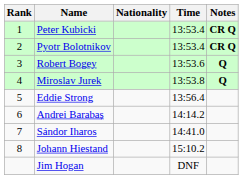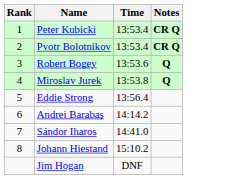- column: (141, 13)
